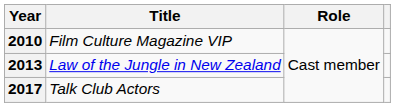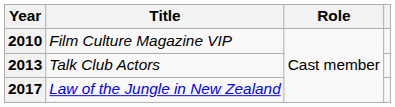(165, 65) Law of the Jungle in New Zealand -> (105, 65) Talk Club Actors
(105, 89) Talk Club Actors -> (165, 89) Law of the Jungle in New Zealand
